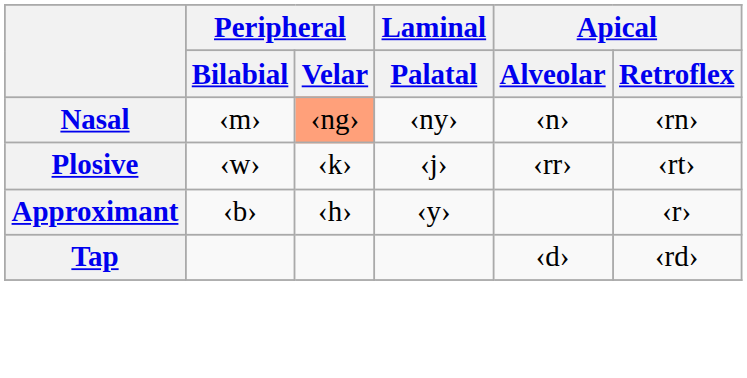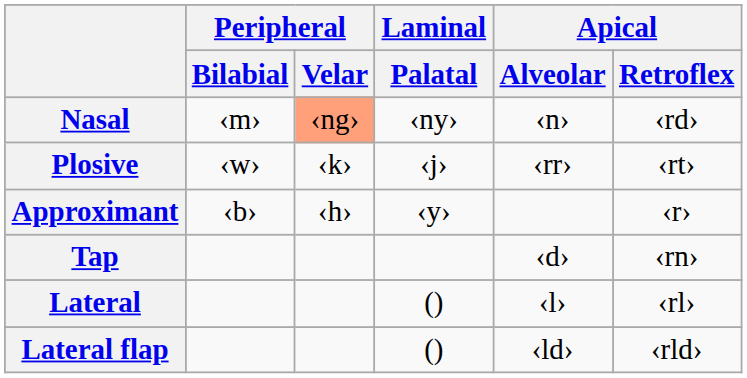(677, 119) ‹rn› -> (677, 119) ‹rd›
(677, 257) ‹rd› -> (677, 257) ‹rn›
+ row: (95, 303)
+ row: (95, 348)
